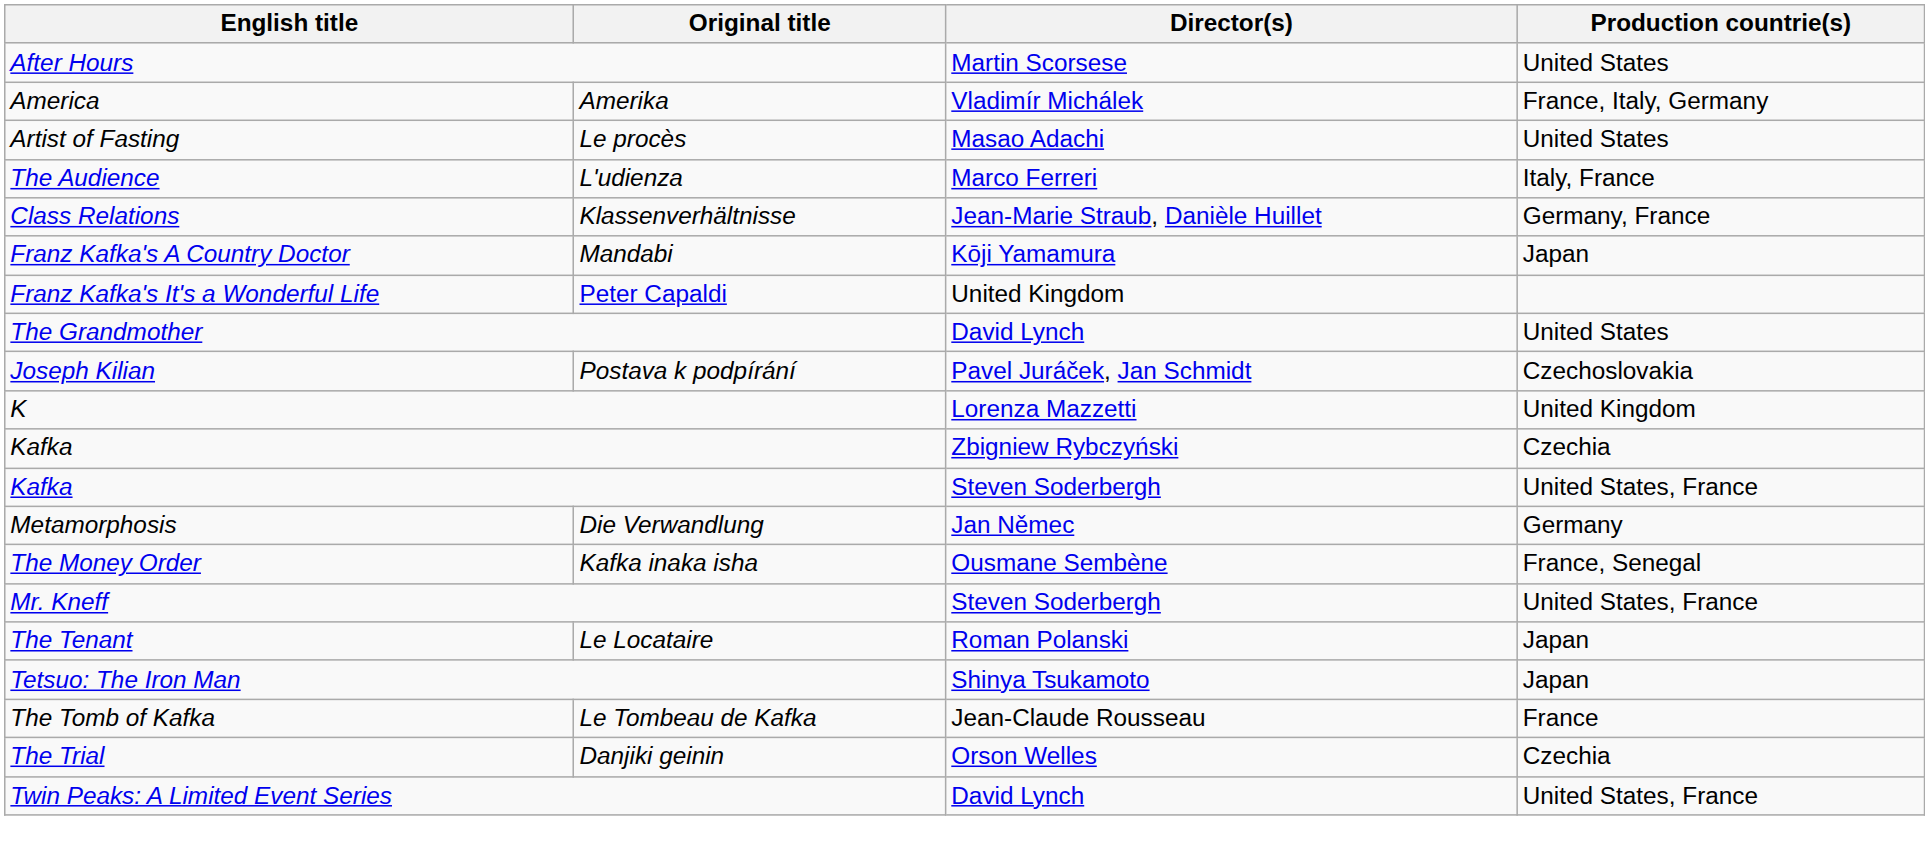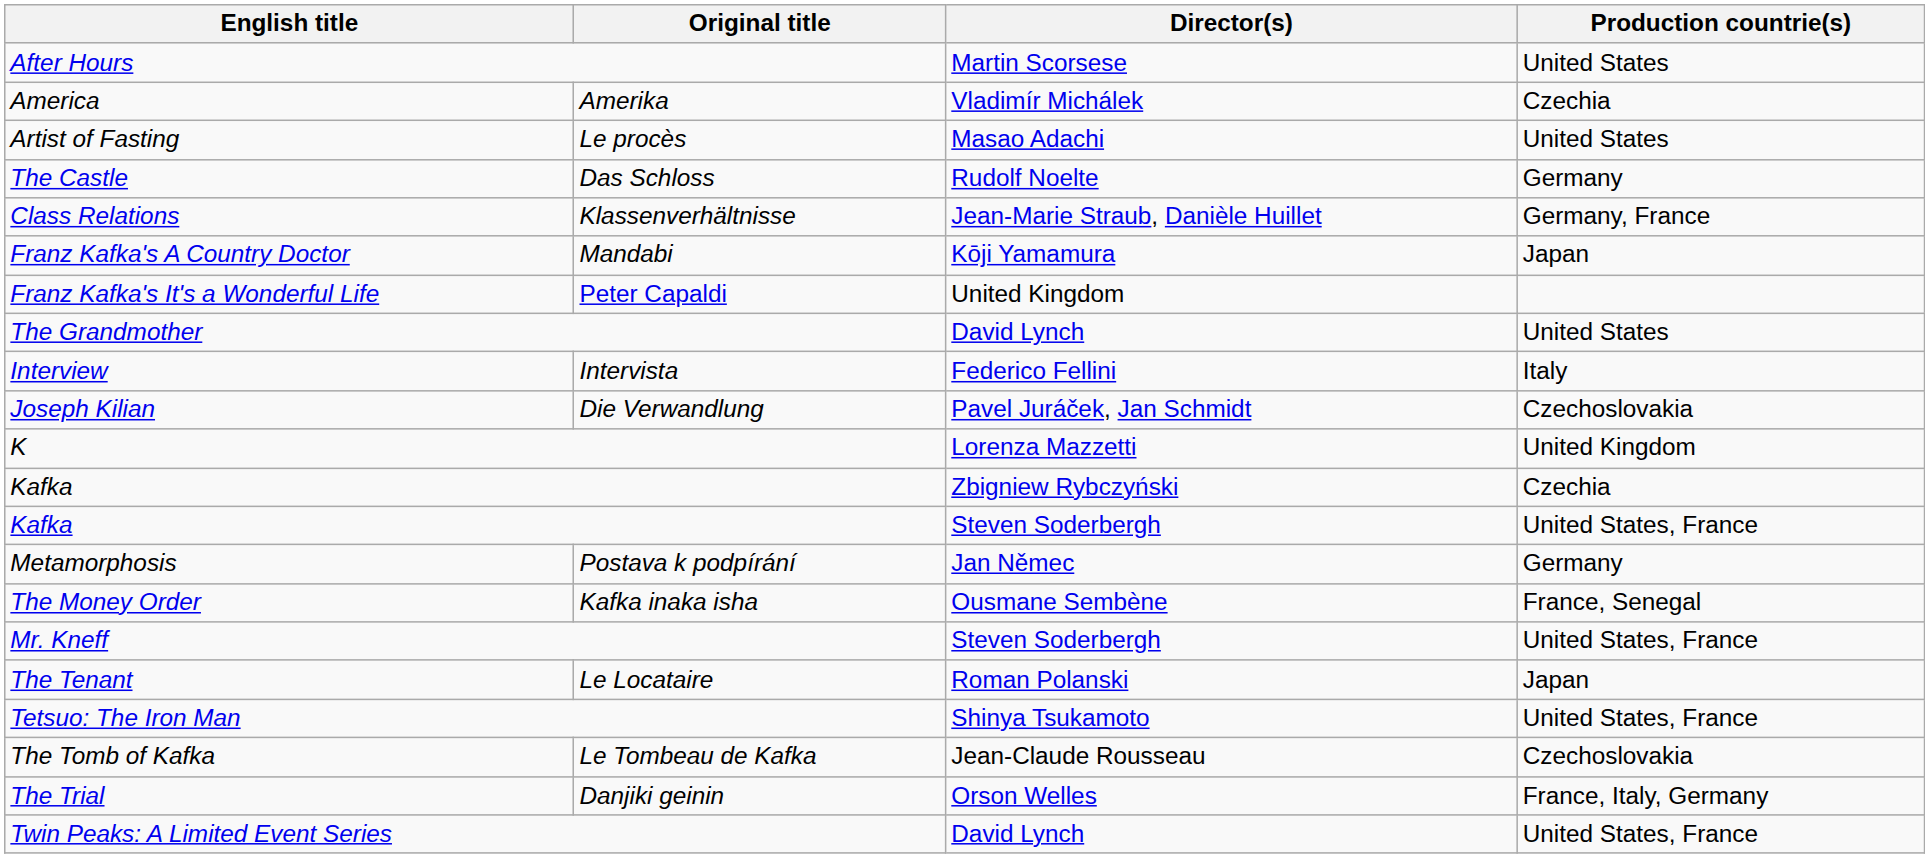(1646, 100) France, Italy, Germany -> (1567, 100) Czechia
- row: (85, 178)
+ row: (69, 178)
+ row: (59, 370)
(688, 370) Postava k podpírání -> (672, 409) Die Verwandlung
(672, 525) Die Verwandlung -> (688, 563) Postava k podpírání
(1556, 679) Japan -> (1640, 718) United States, France
(1561, 718) France -> (1608, 756) Czechoslovakia
(1567, 756) Czechia -> (1646, 795) France, Italy, Germany
